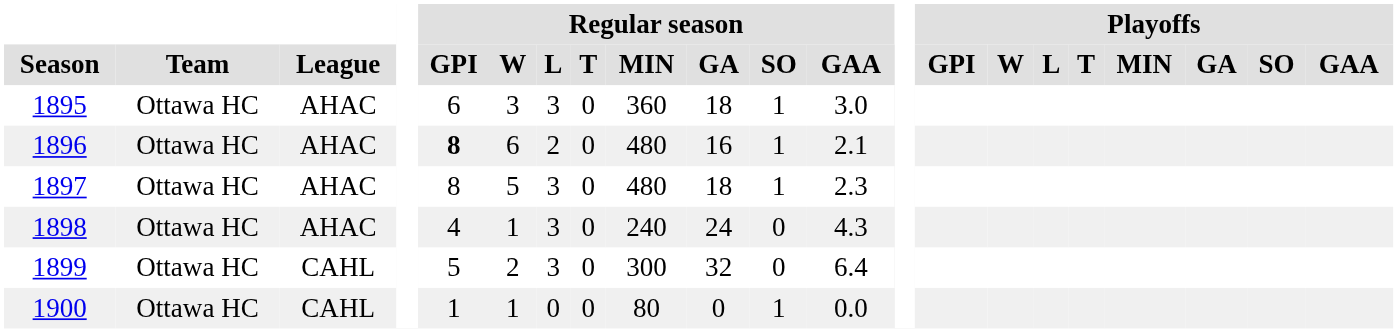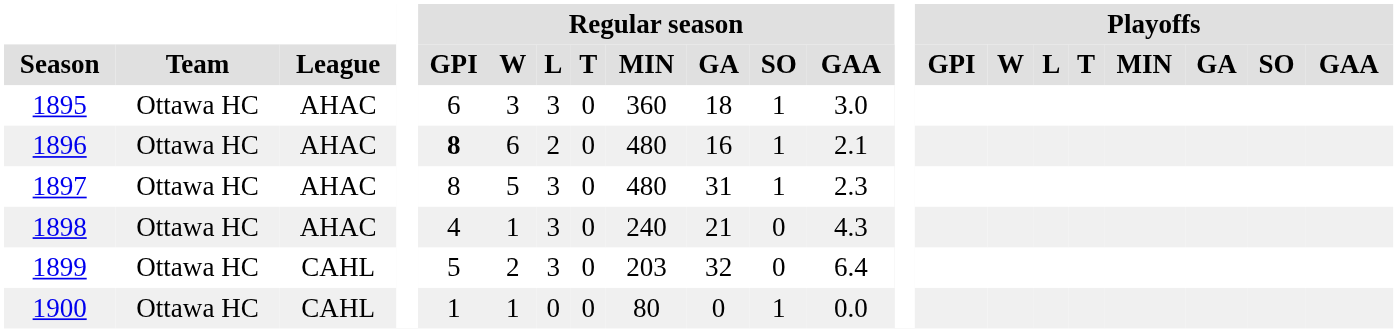(719, 186) 18 -> (719, 186) 31
(719, 226) 24 -> (719, 226) 21
(646, 267) 300 -> (646, 267) 203
